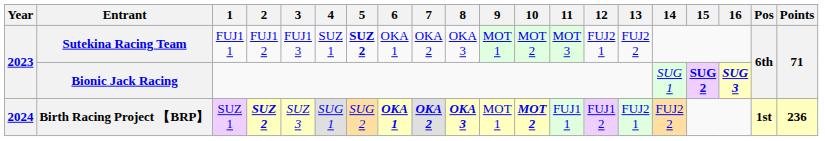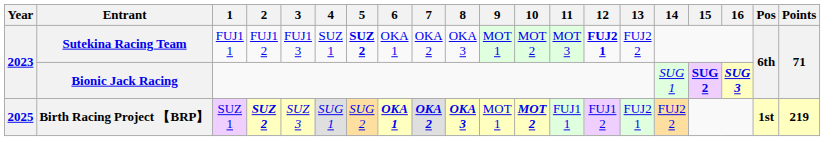(601, 43) normal -> (602, 43) bold
(20, 116) 2024 -> (20, 116) 2025
(797, 116) 236 -> (799, 116) 219
